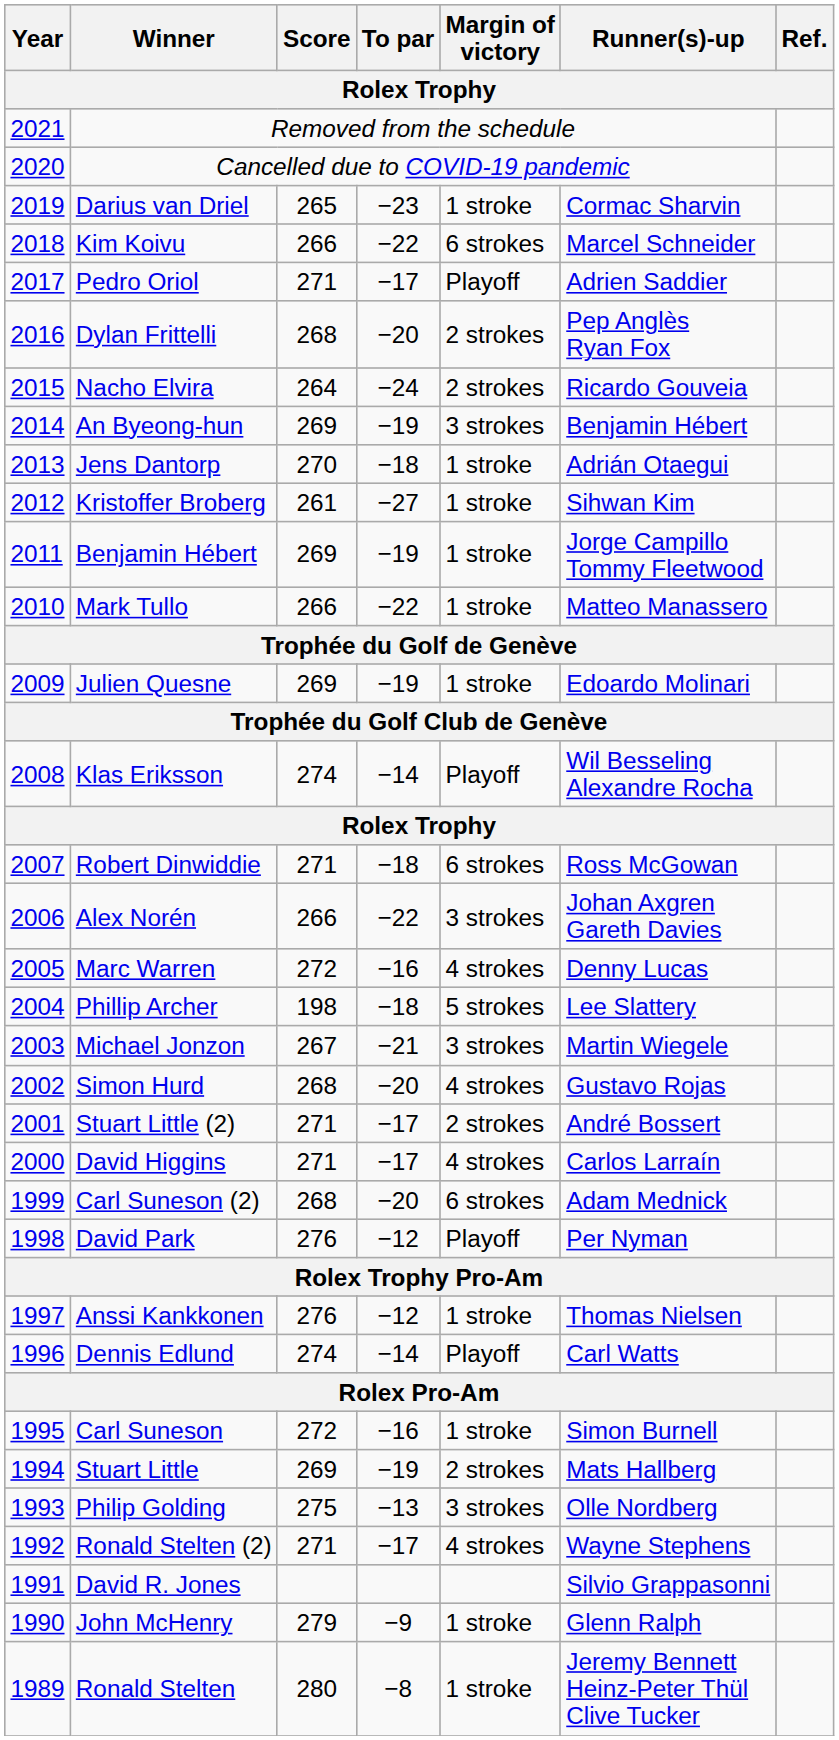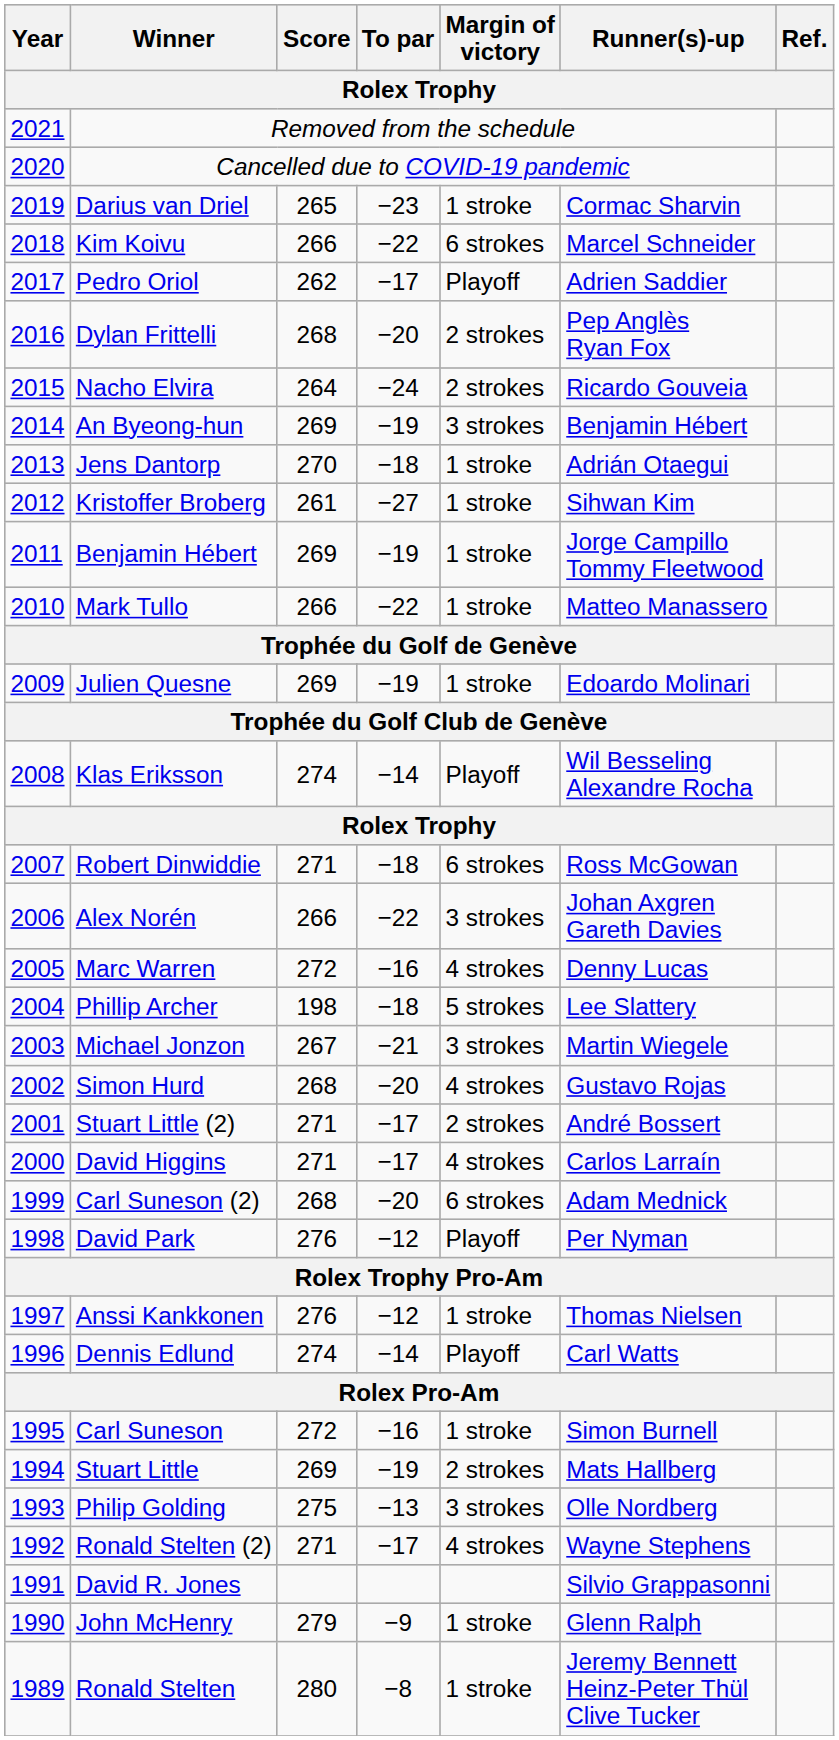(317, 282) 271 -> (317, 282) 262
